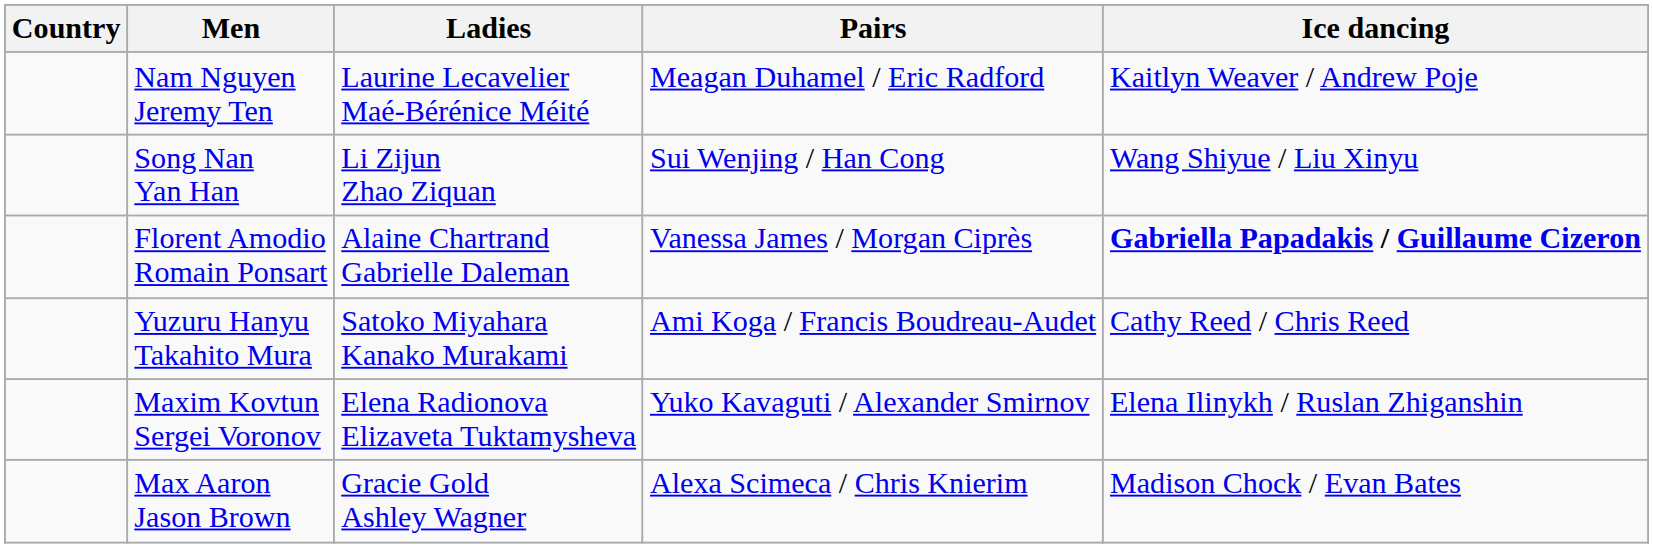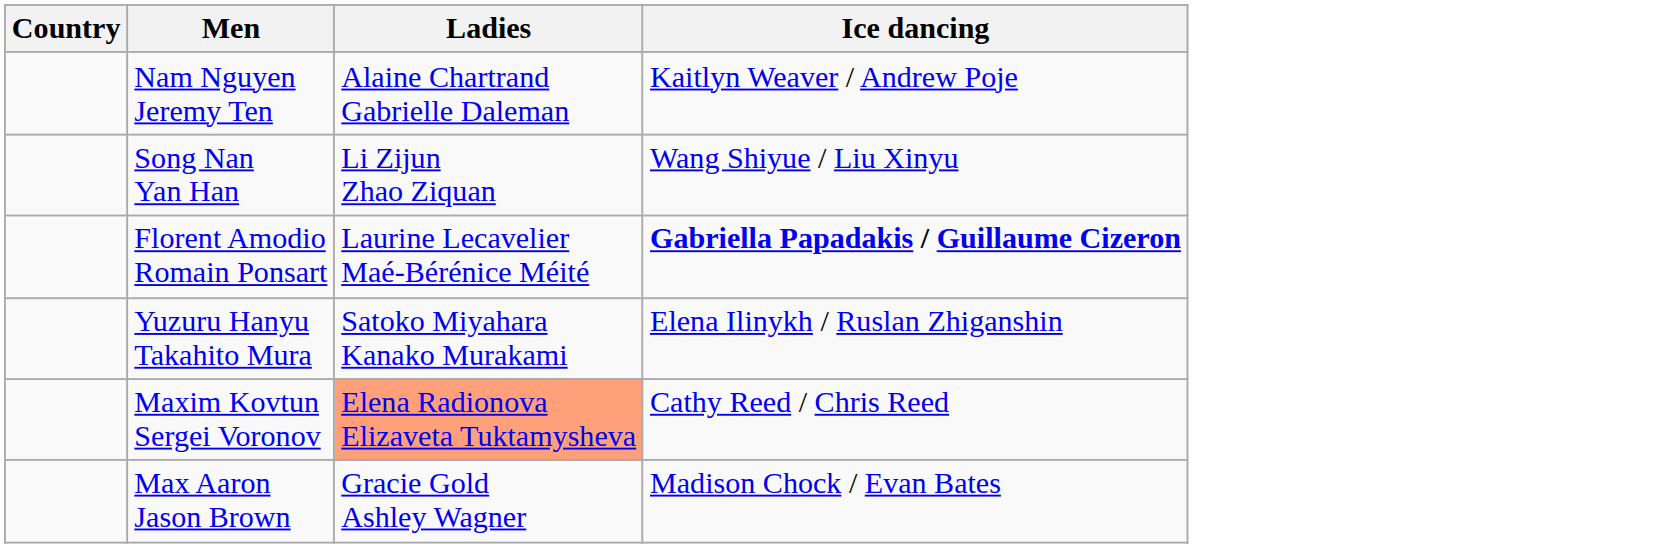- column: (873, 28)
(465, 92) Laurine Lecavelier Maé-Bérénice Méité -> (455, 92) Alaine Chartrand Gabrielle Daleman
(455, 256) Alaine Chartrand Gabrielle Daleman -> (465, 256) Laurine Lecavelier Maé-Bérénice Méité
(1260, 320) Cathy Reed / Chris Reed -> (856, 320) Elena Ilinykh / Ruslan Zhiganshin
(489, 419) no background -> (489, 419) lightsalmon background
(1316, 402) Elena Ilinykh / Ruslan Zhiganshin -> (800, 402) Cathy Reed / Chris Reed
